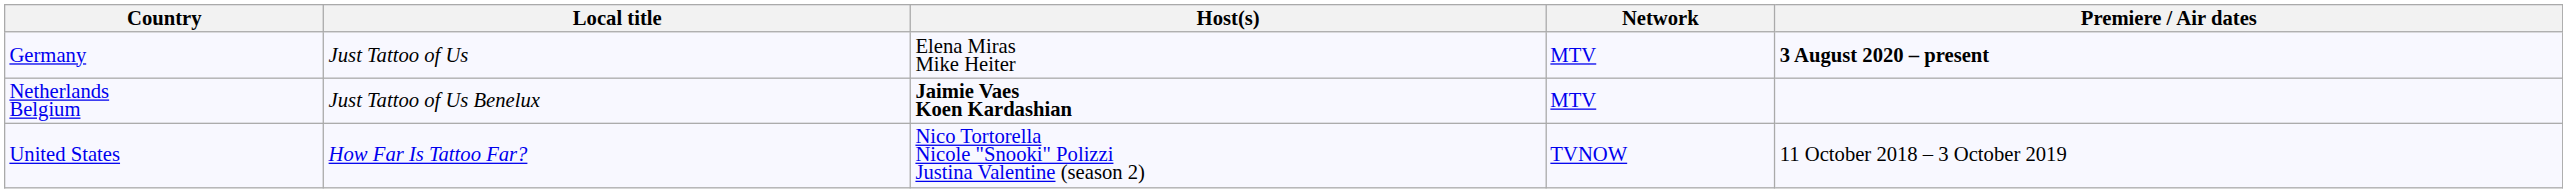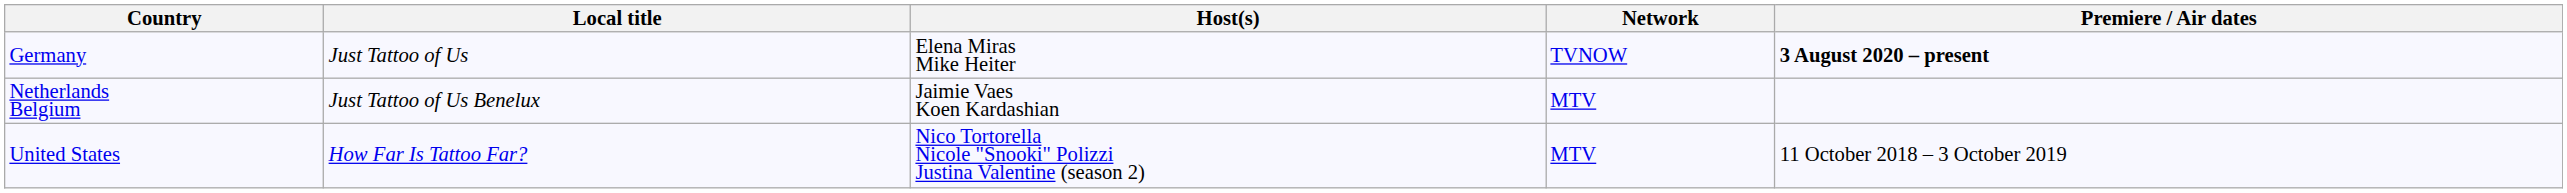(1573, 54) MTV -> (1589, 54) TVNOW
(994, 100) bold -> (987, 100) normal
(1589, 155) TVNOW -> (1573, 155) MTV
